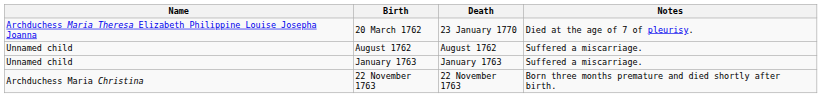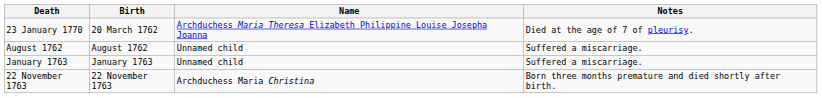columns swapped: (179, 11) <-> (481, 11)
